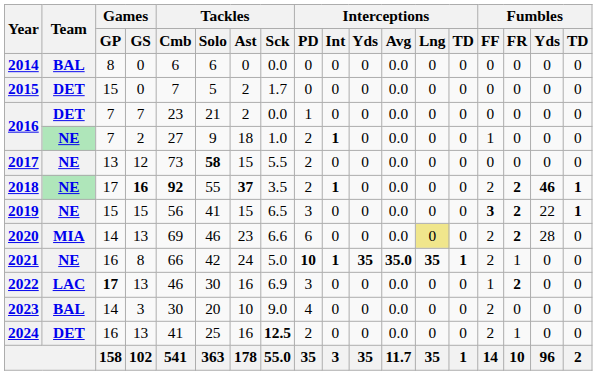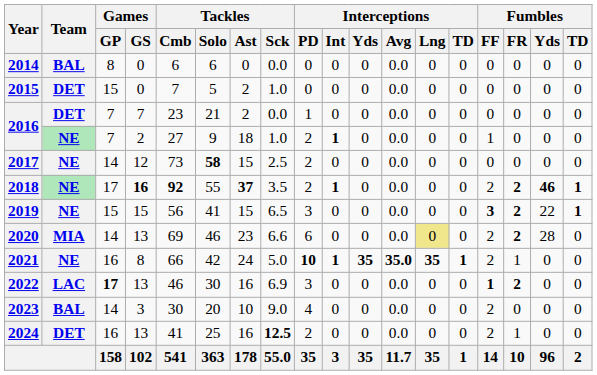(278, 89) 1.7 -> (278, 89) 1.0
(110, 162) 13 -> (110, 162) 14
(278, 162) 5.5 -> (278, 162) 2.5
(490, 284) normal -> (490, 284) bold
